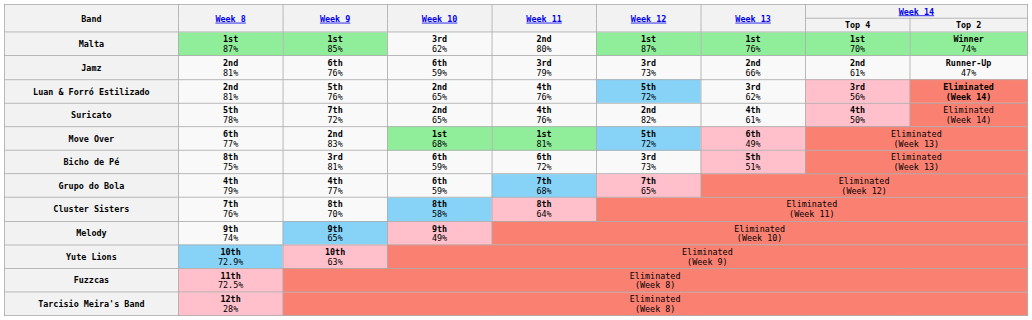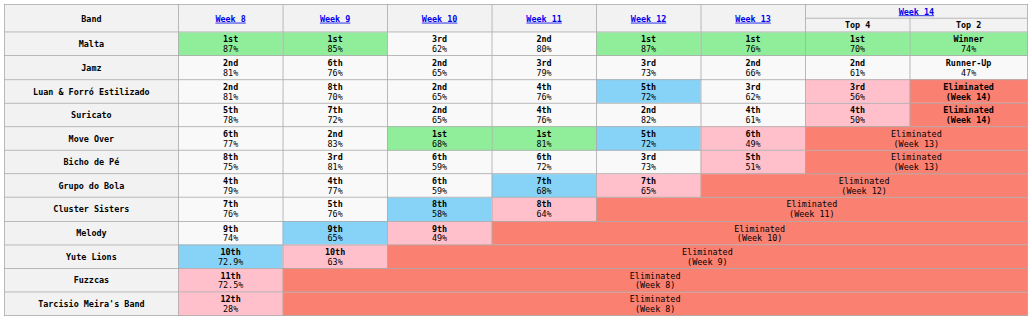(440, 68) 6th 59% -> (440, 68) 2nd 65%
(335, 92) 5th 76% -> (335, 92) 8th 70%
(969, 115) normal -> (969, 115) bold
(335, 210) 8th 70% -> (335, 210) 5th 76%
